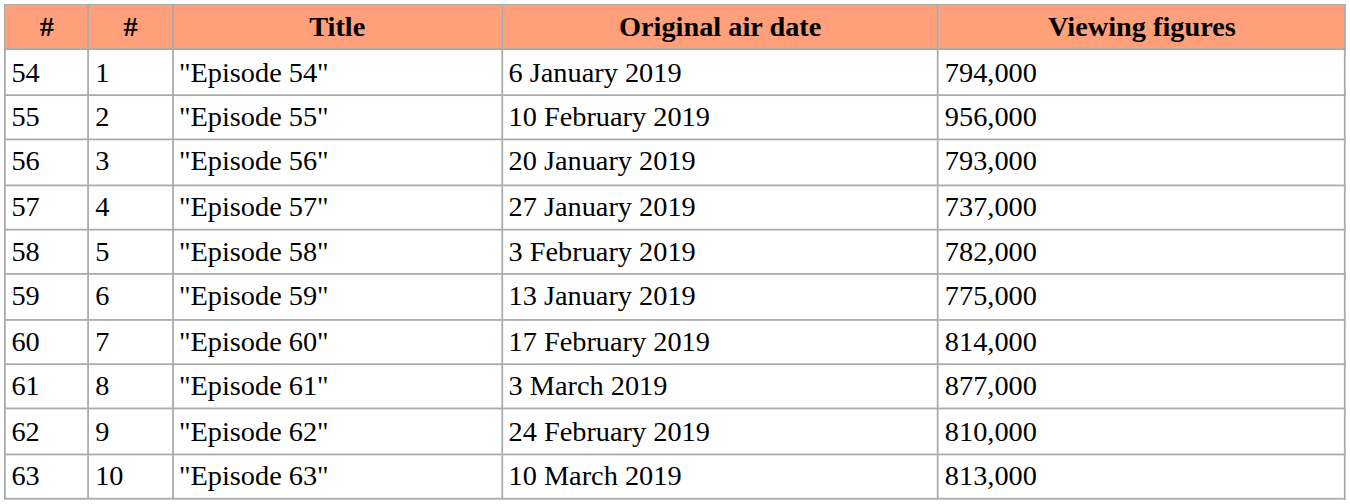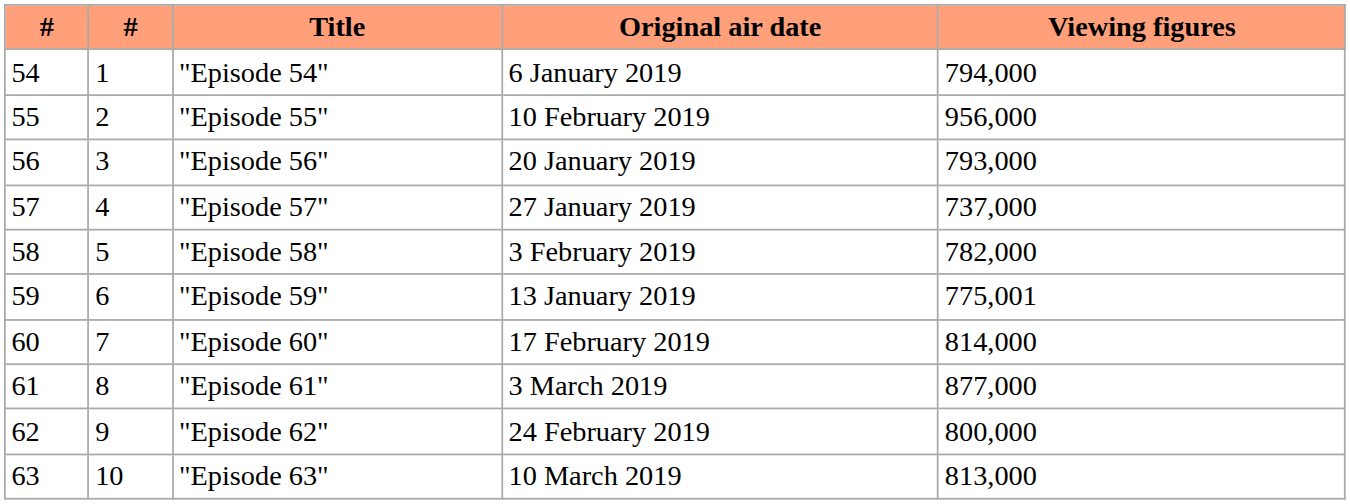(991, 296) 775,000 -> (991, 296) 775,001
(991, 431) 810,000 -> (991, 431) 800,000
